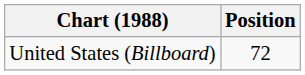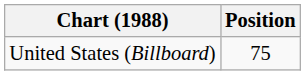(260, 53) 72 -> (260, 53) 75
